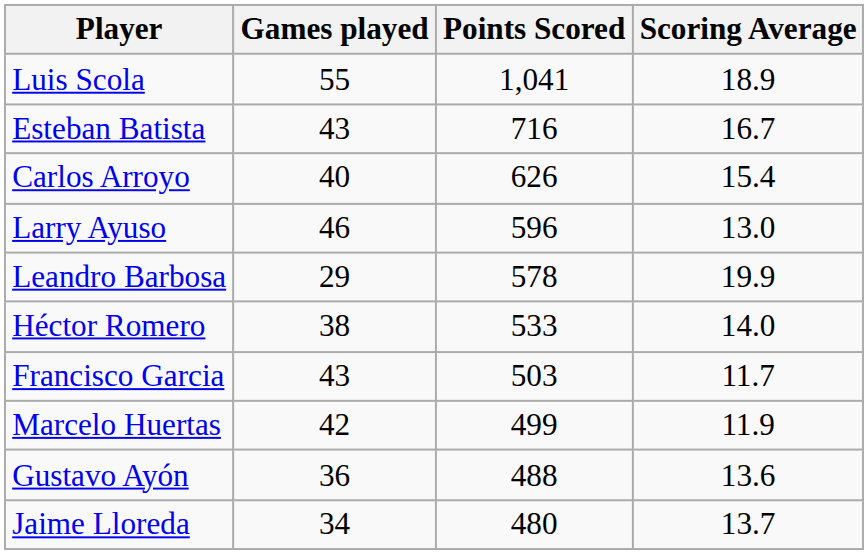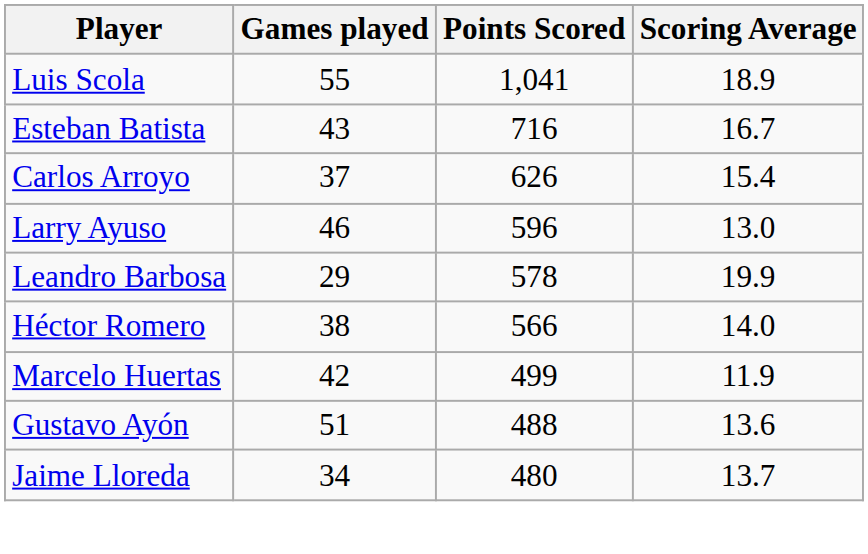(335, 177) 40 -> (335, 177) 37
(534, 326) 533 -> (534, 326) 566
- row: (118, 375)
(335, 474) 36 -> (335, 425) 51
